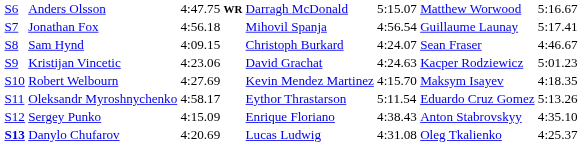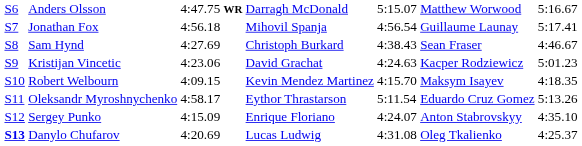(200, 45) 4:09.15 -> (200, 45) 4:27.69
(397, 45) 4:24.07 -> (397, 45) 4:38.43
(200, 81) 4:27.69 -> (200, 81) 4:09.15
(397, 117) 4:38.43 -> (397, 117) 4:24.07
